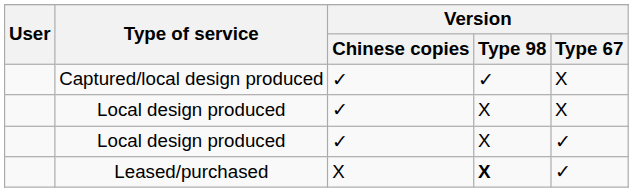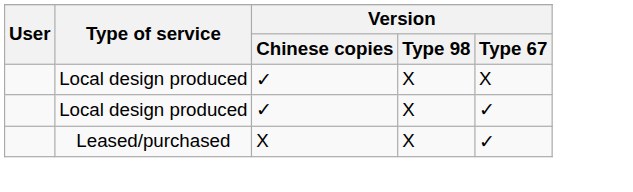- row: (191, 79)
(484, 171) bold -> (408, 141) normal
